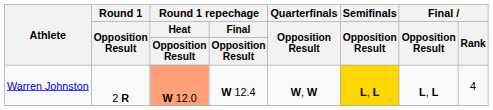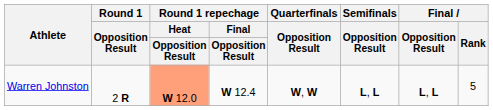(370, 92) gold background -> (370, 92) no background
(473, 86) 4 -> (473, 86) 5
